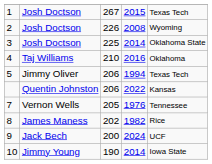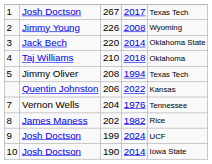(135, 12) 2015 -> (135, 12) 2017
(51, 27) Josh Doctson -> (51, 27) Jimmy Young
(51, 43) Josh Doctson -> (44, 43) Jack Bech
(111, 43) 225 -> (111, 43) 220
(135, 58) 2016 -> (135, 58) 2018
(111, 74) 206 -> (111, 74) 208
(111, 105) 205 -> (111, 105) 204
(44, 136) Jack Bech -> (51, 136) Josh Doctson
(111, 136) 200 -> (111, 136) 199
(51, 151) Jimmy Young -> (51, 151) Josh Doctson
